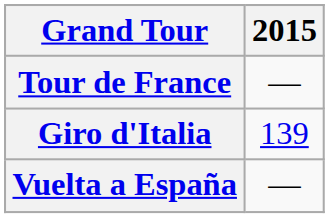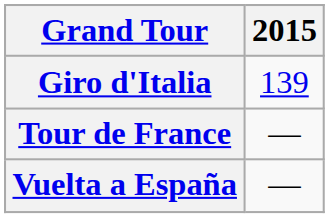rows swapped: (125, 133) <-> (125, 81)
